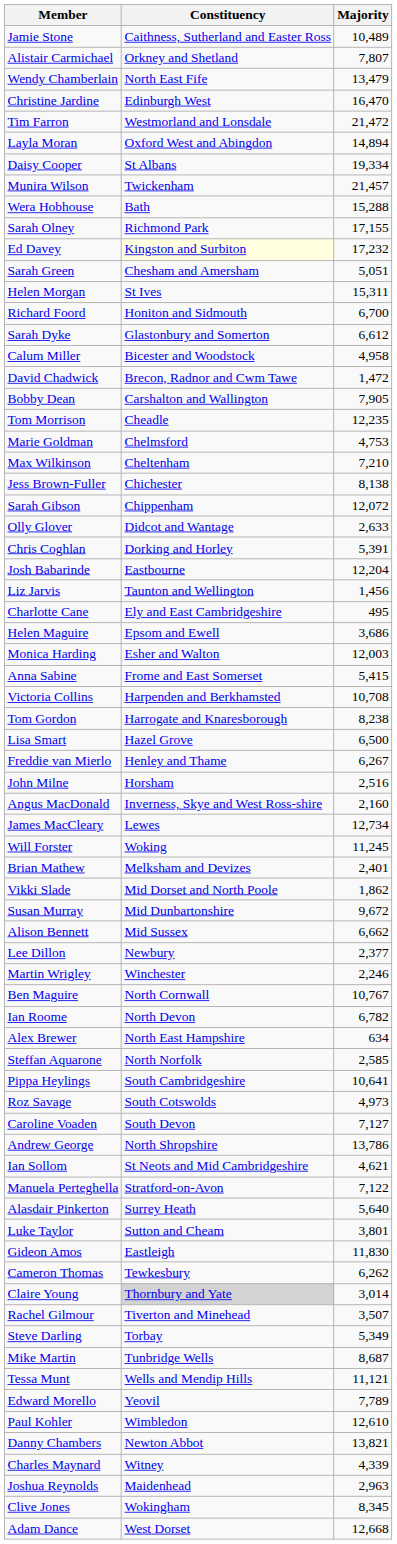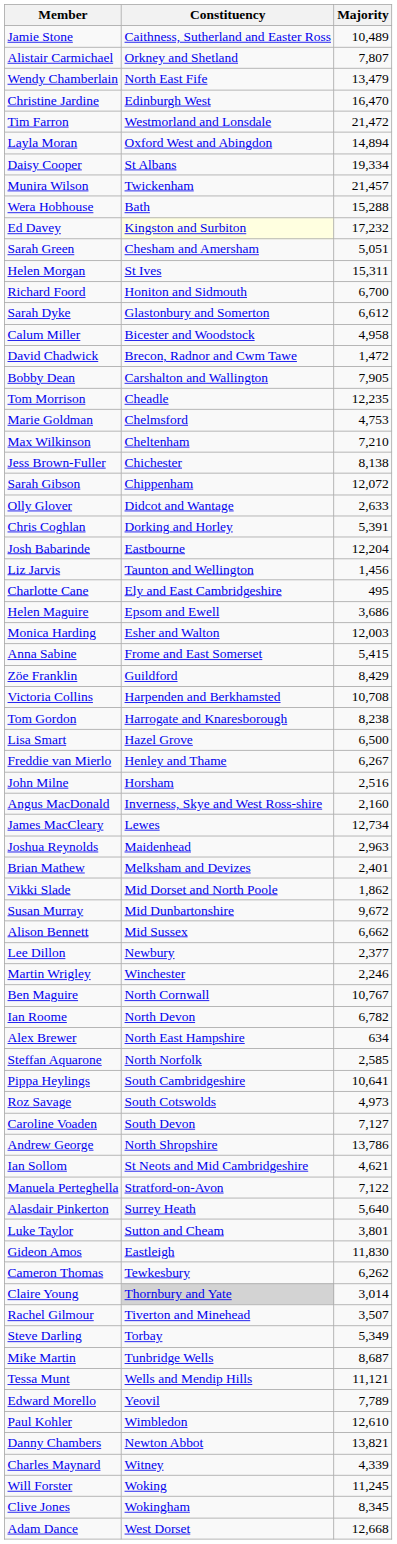- row: (41, 228)
+ row: (42, 675)
rows swapped: (53, 1485) <-> (40, 846)
